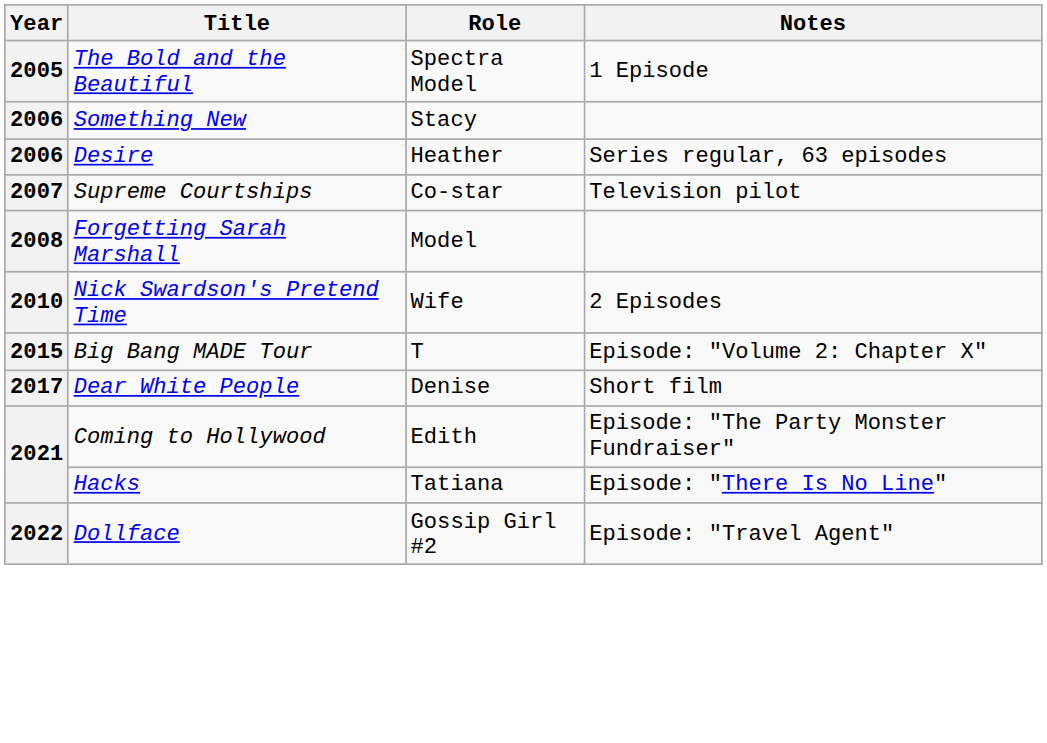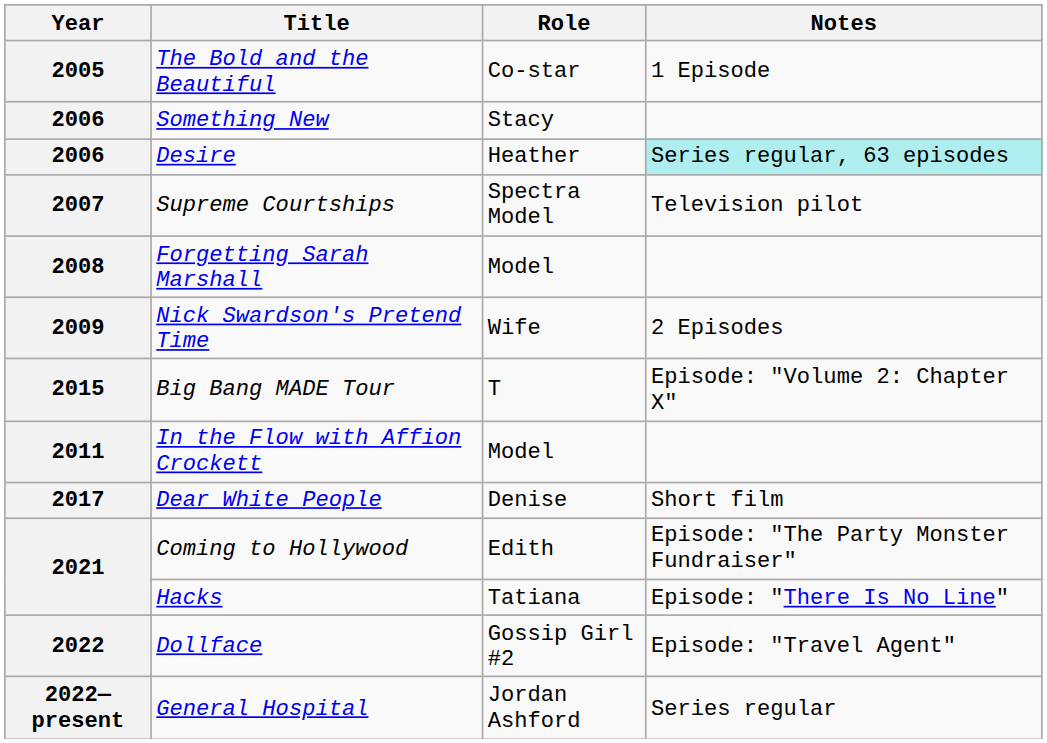(457, 72) Spectra Model -> (534, 72) Co-star
(768, 156) no background -> (830, 156) paleturquoise background
(457, 192) Co-star -> (534, 205) Spectra Model
(37, 303) 2010 -> (78, 328) 2009
+ row: (309, 451)
+ row: (262, 708)
